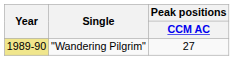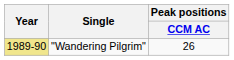(189, 47) 27 -> (189, 47) 26
